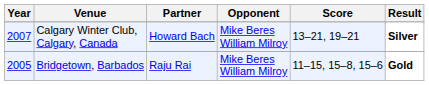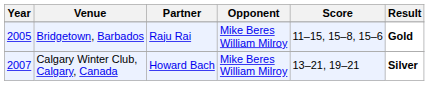rows swapped: (87, 37) <-> (90, 66)
